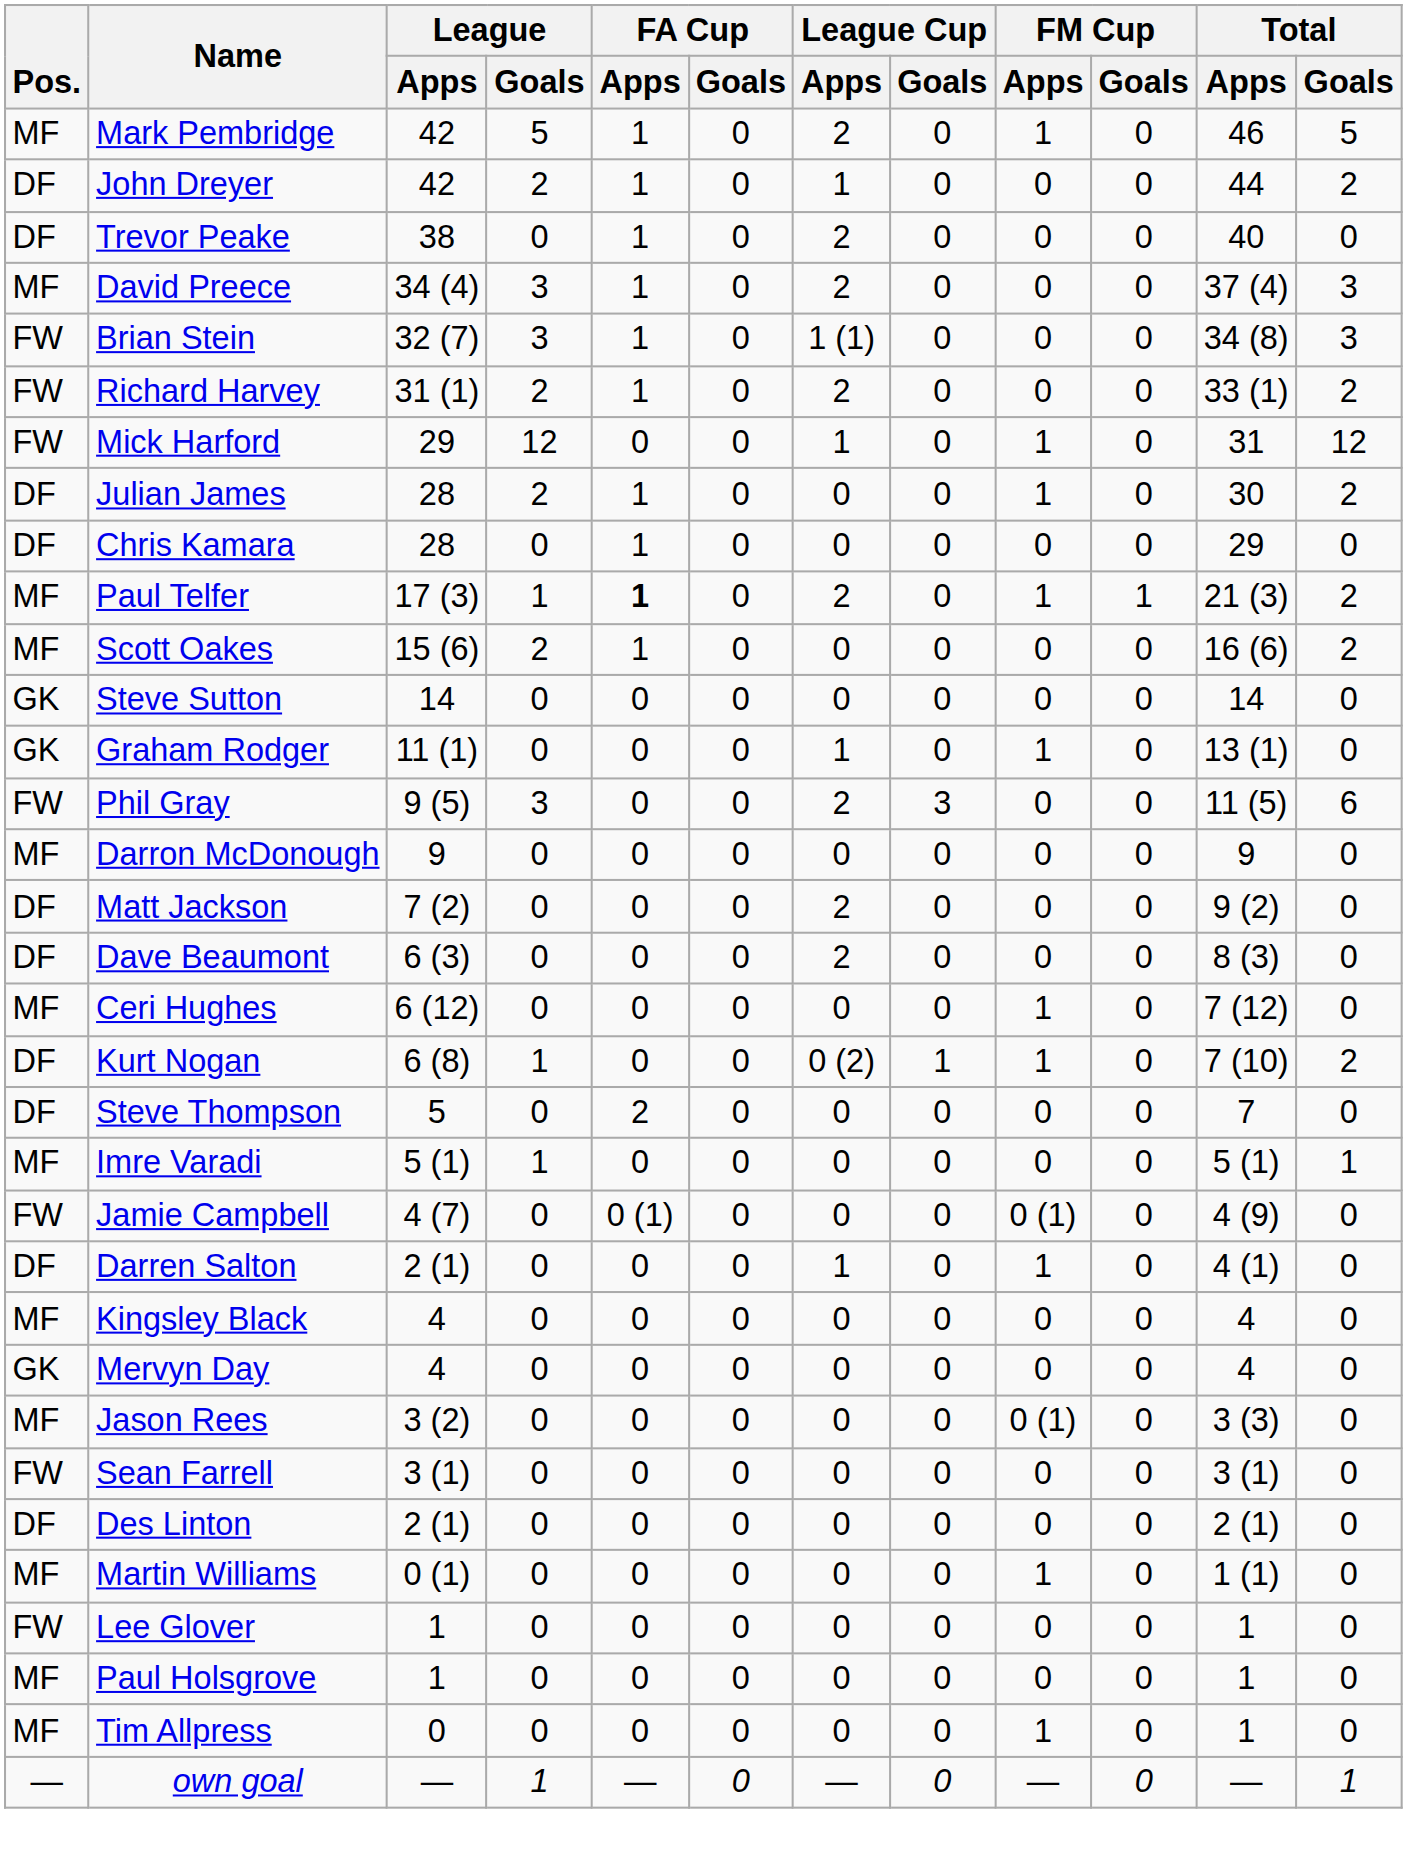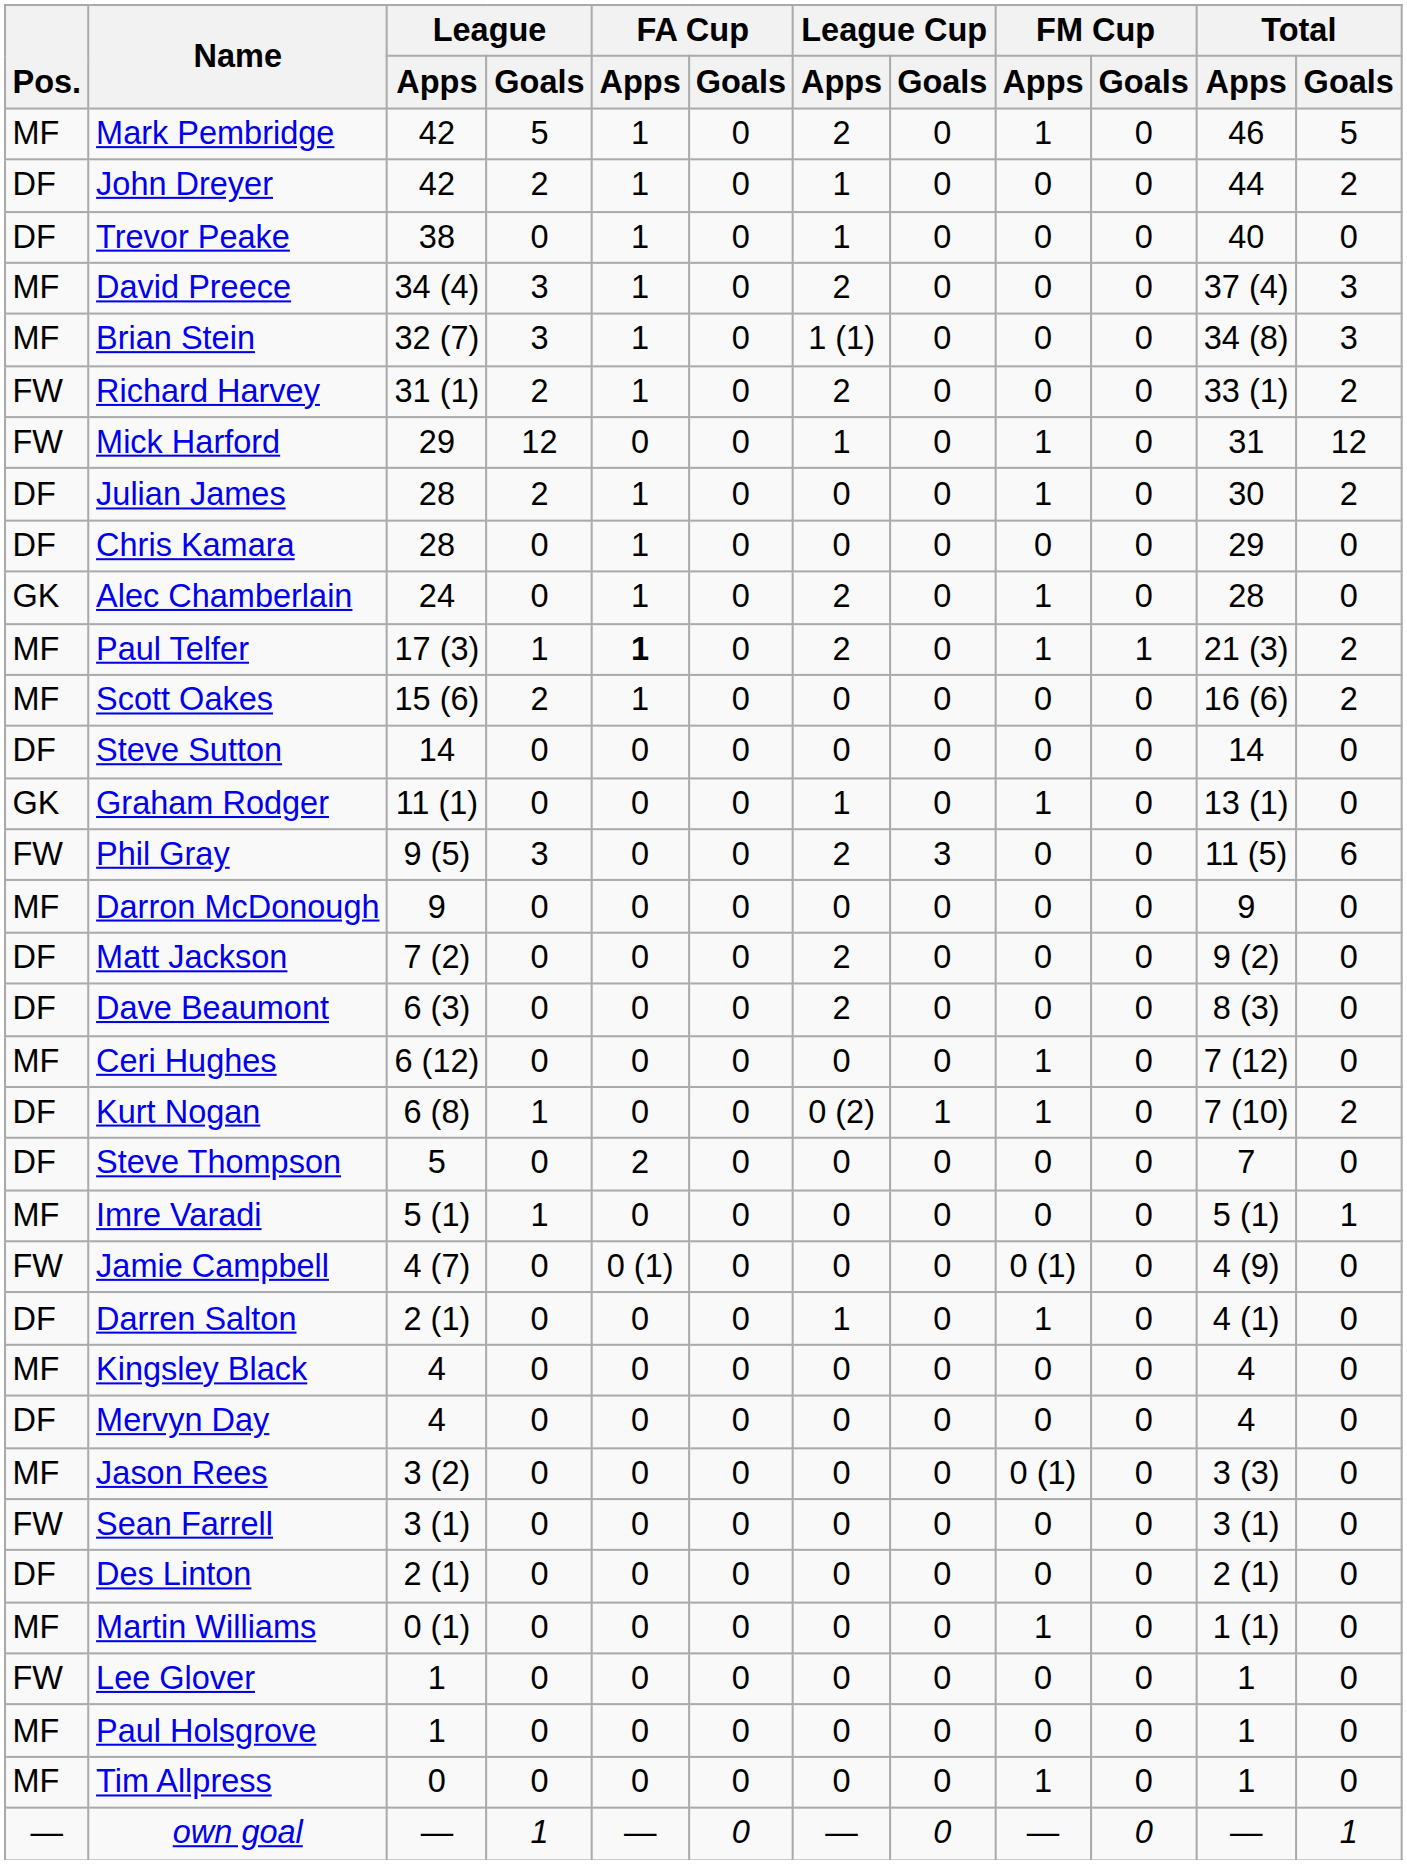(842, 236) 2 -> (842, 236) 1
(38, 339) FW -> (36, 339) MF
+ row: (224, 596)
(36, 699) GK -> (34, 751) DF
(36, 1369) GK -> (34, 1421) DF
